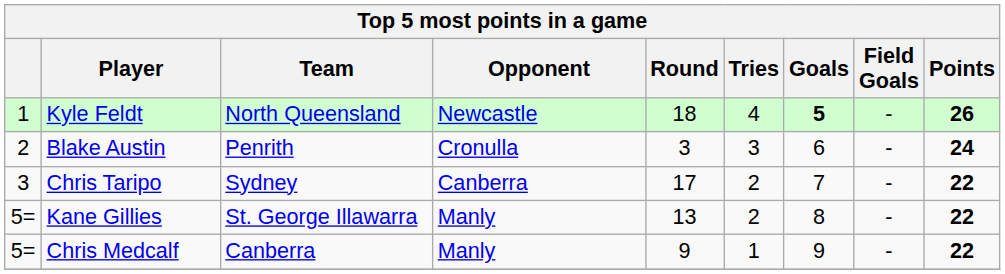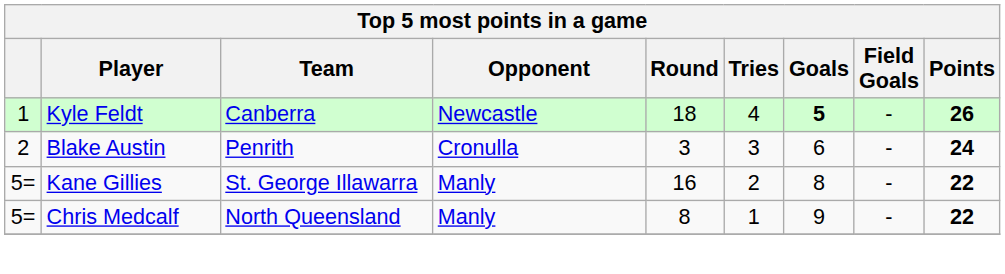(313, 114) North Queensland -> (270, 114) Canberra
- row: (104, 182)
(684, 217) 13 -> (684, 182) 16
(270, 251) Canberra -> (313, 217) North Queensland
(684, 251) 9 -> (684, 217) 8
